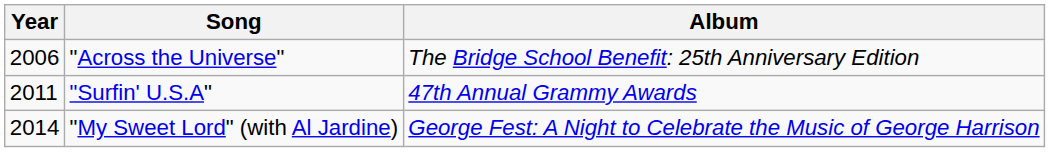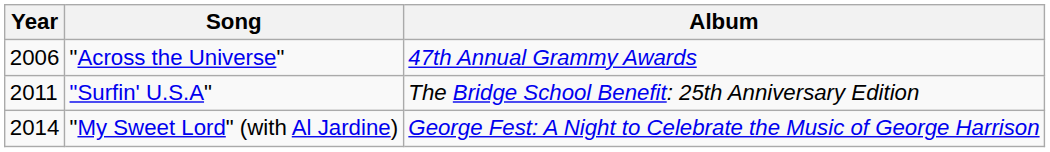(664, 57) The Bridge School Benefit: 25th Anniversary Edition -> (553, 57) 47th Annual Grammy Awards
(553, 92) 47th Annual Grammy Awards -> (664, 92) The Bridge School Benefit: 25th Anniversary Edition
